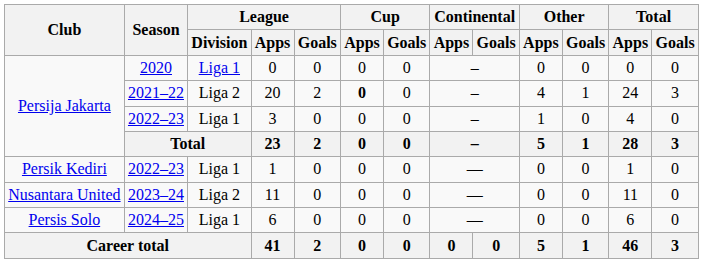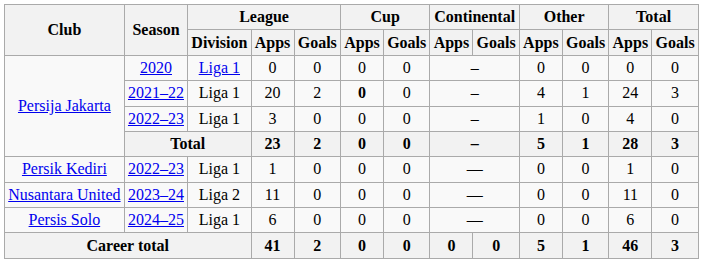(219, 93) Liga 2 -> (219, 93) Liga 1
